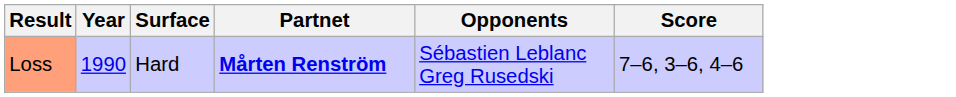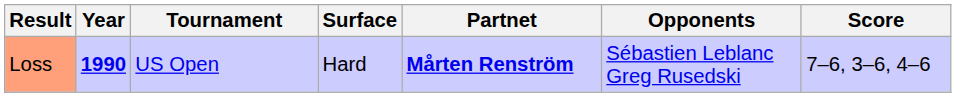+ column: (224, 20)
(103, 64) normal -> (103, 64) bold
